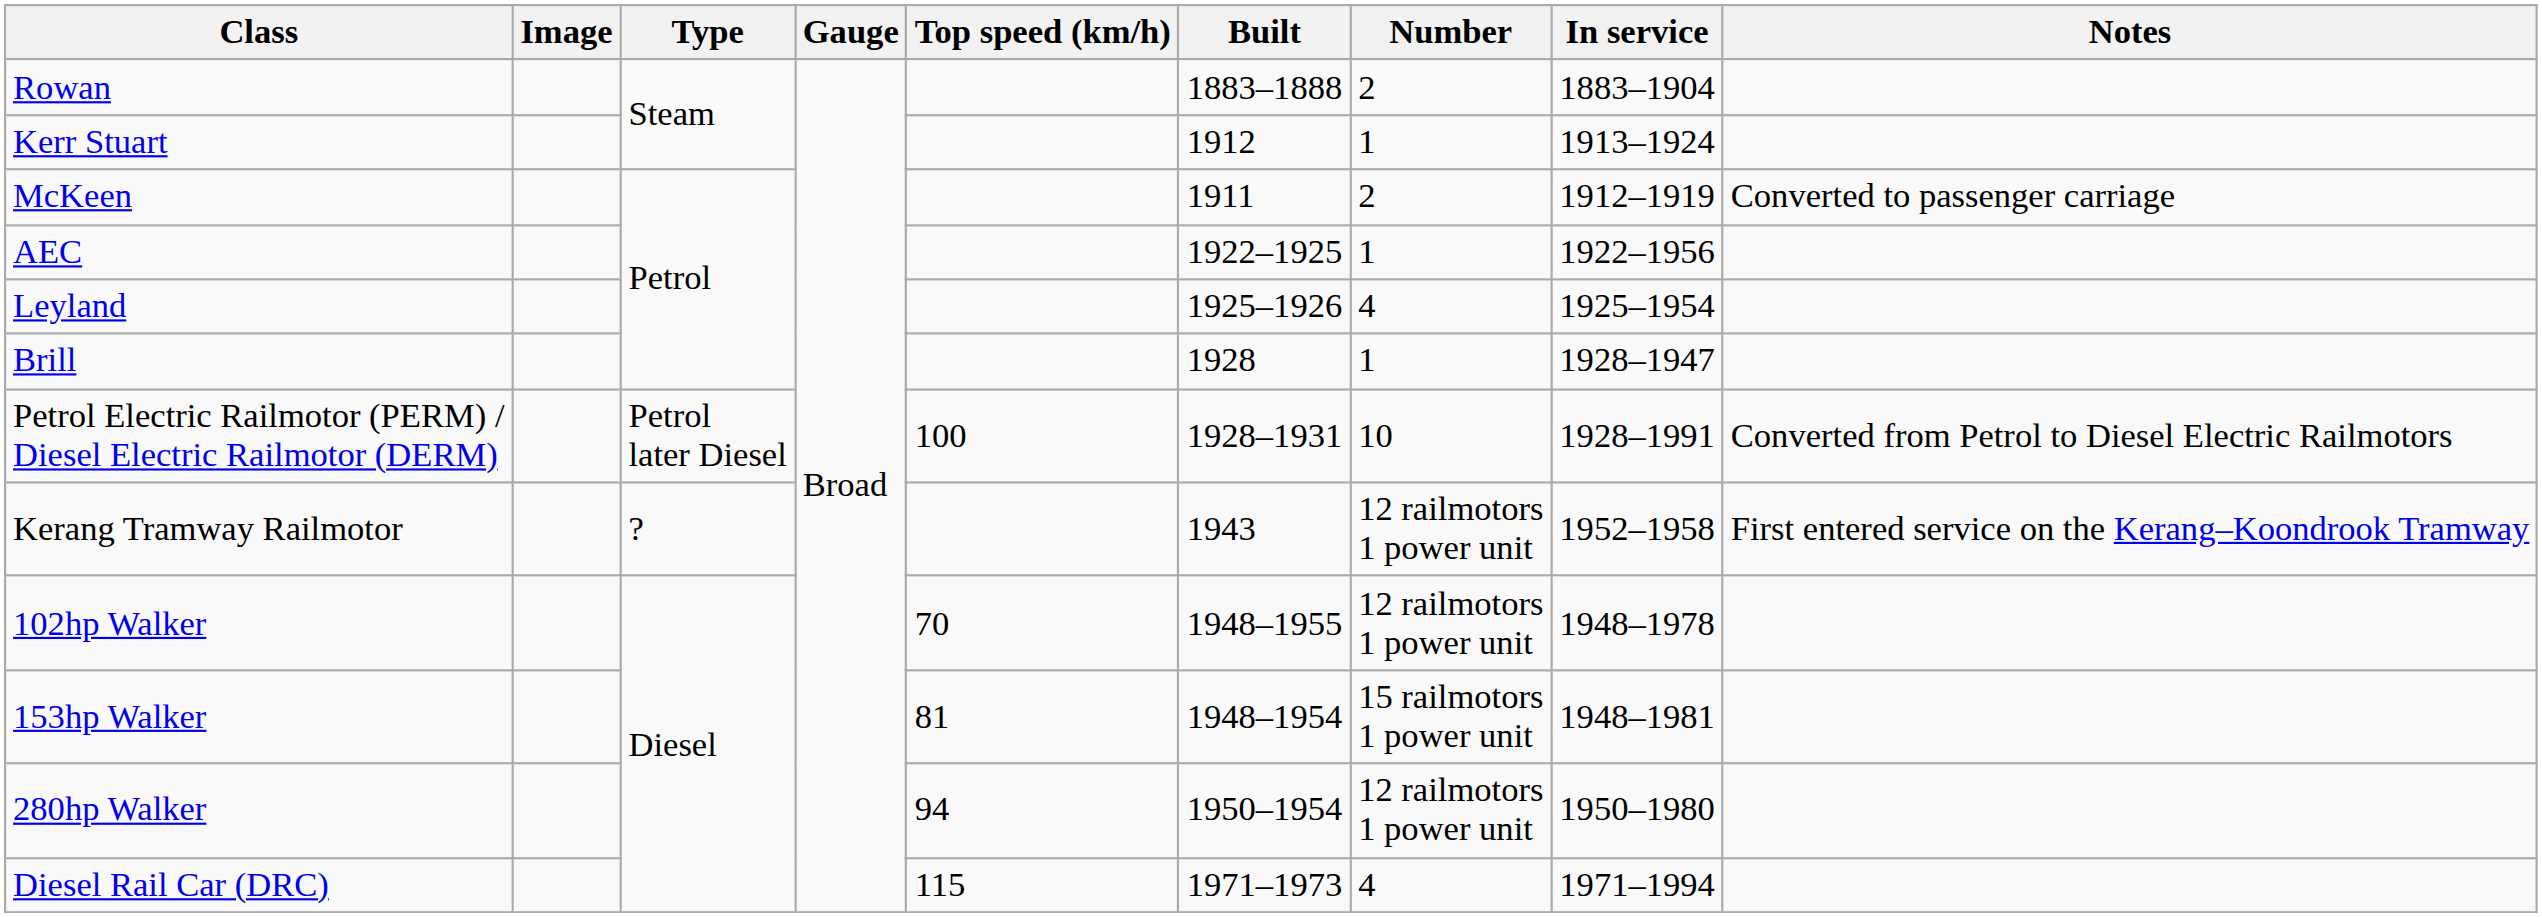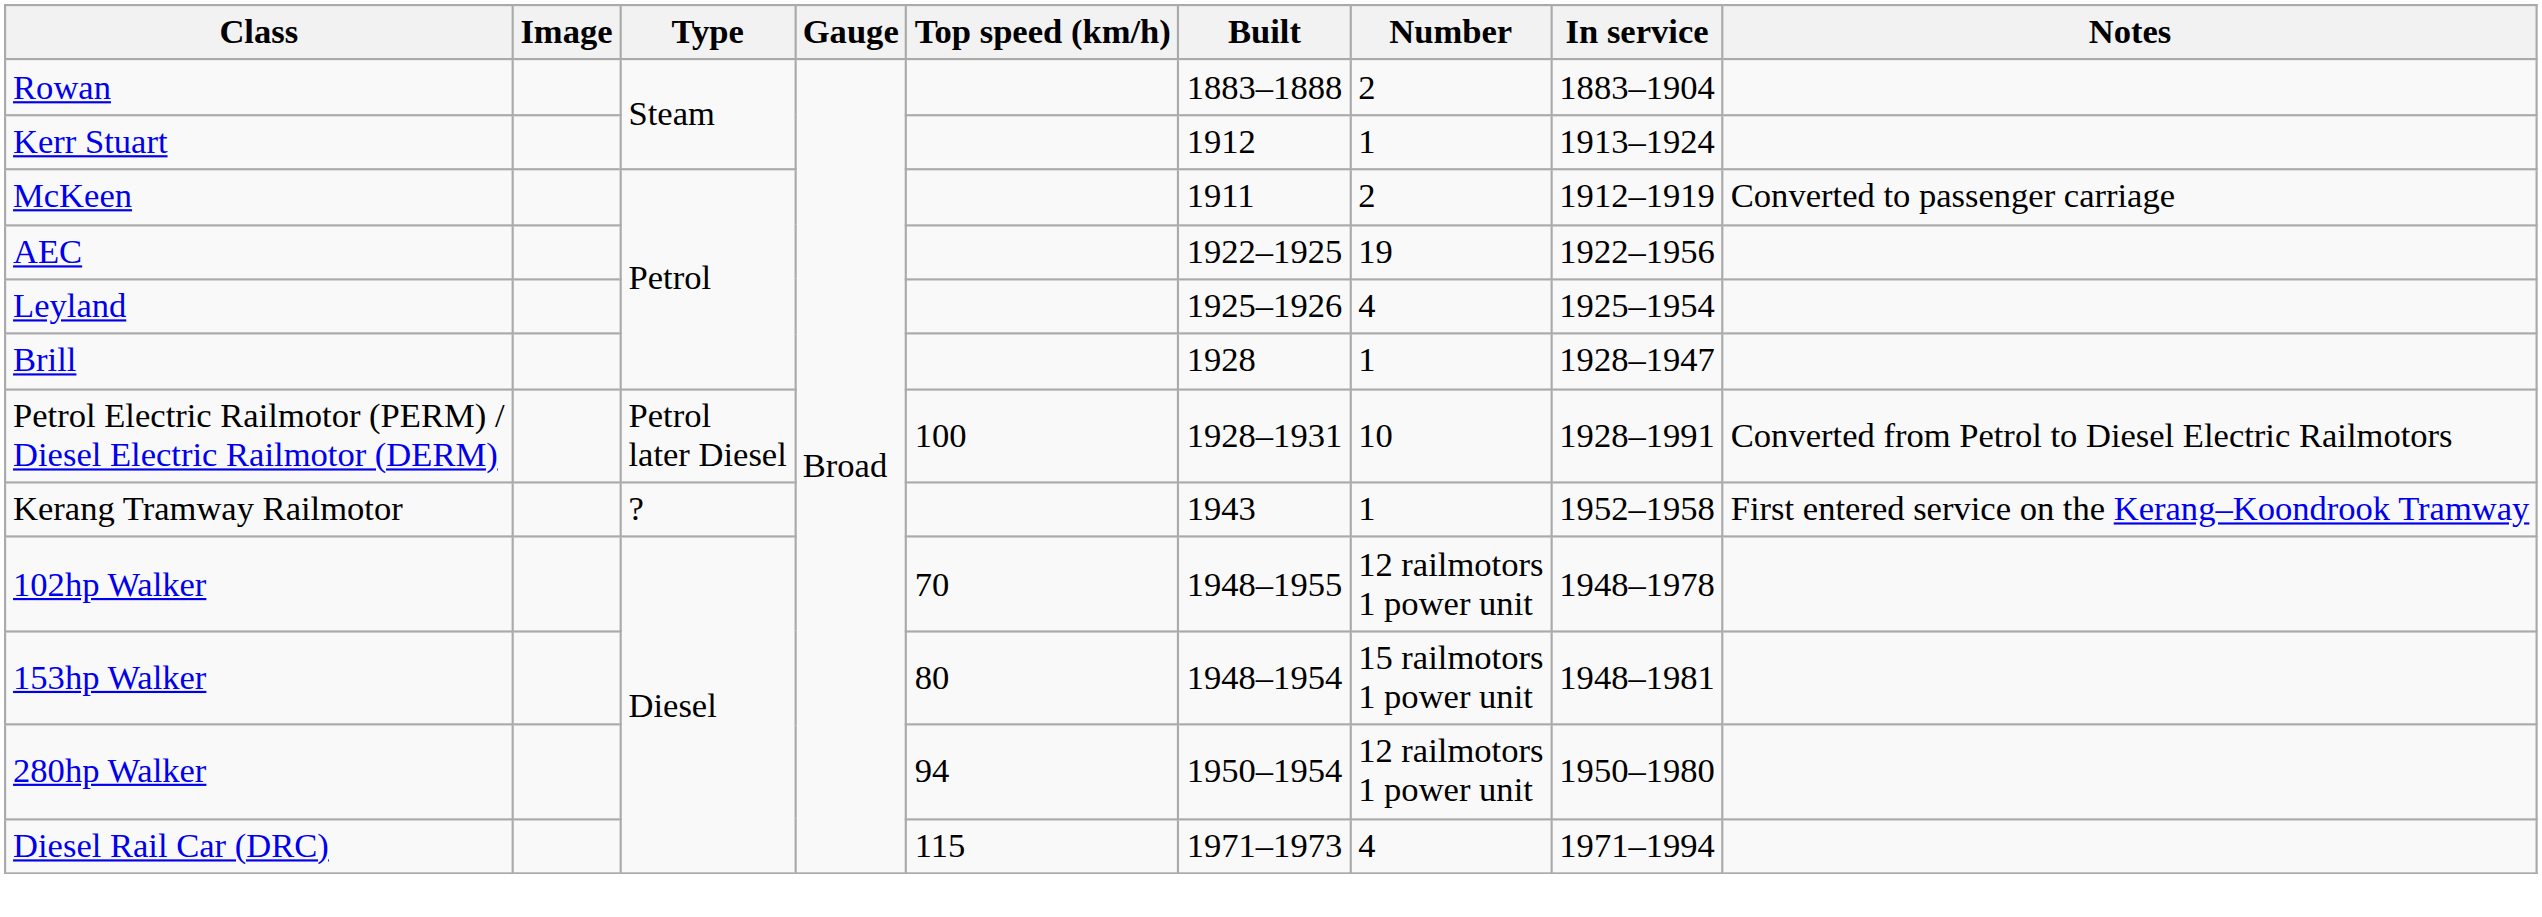(1367, 251) 1 -> (1375, 251) 19
(1451, 528) 12 railmotors 1 power unit -> (1367, 509) 1
(932, 716) 81 -> (932, 677) 80
